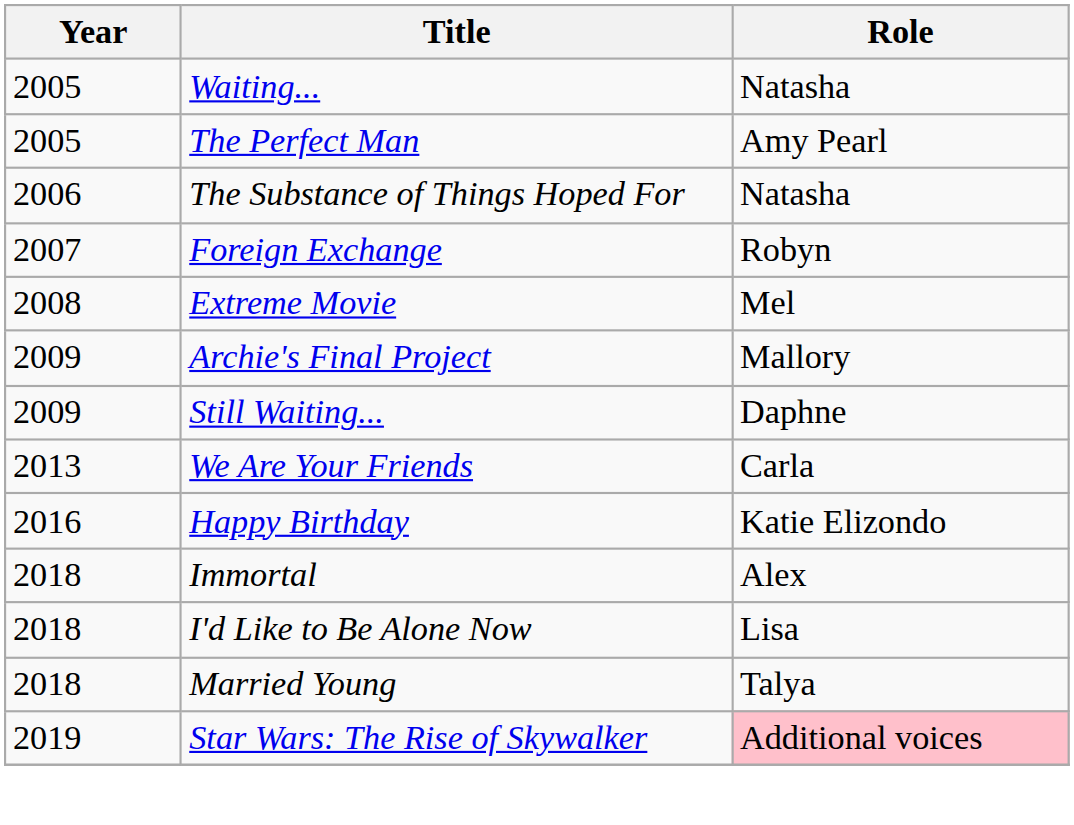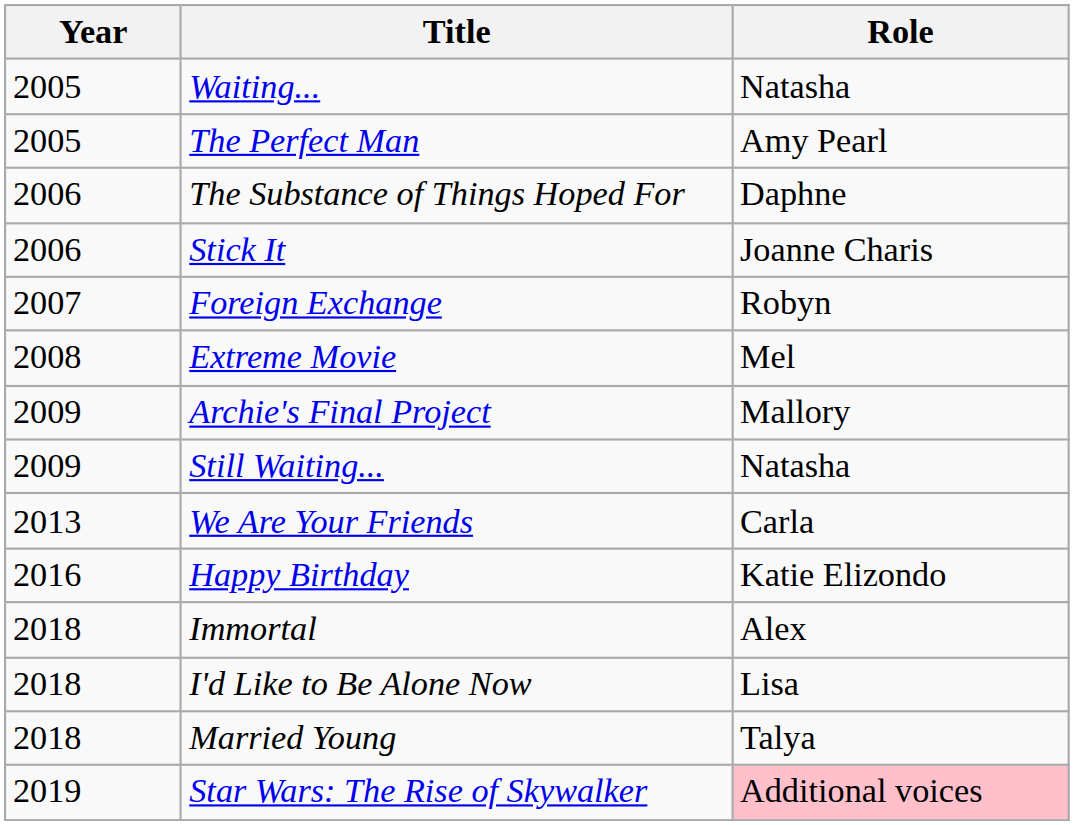(795, 194) Natasha -> (793, 194) Daphne
+ row: (237, 248)
(793, 411) Daphne -> (795, 466) Natasha
